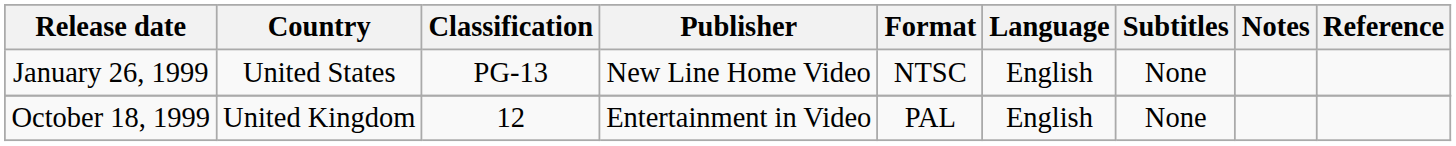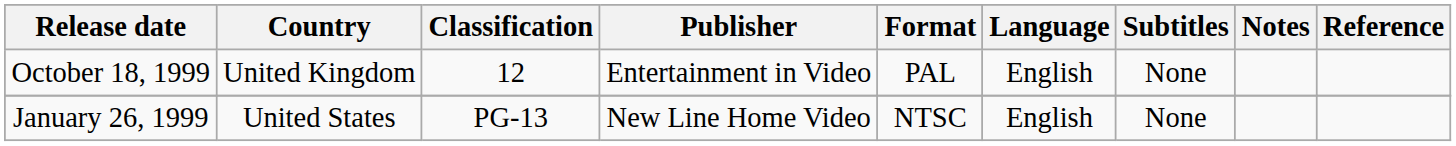rows swapped: (111, 72) <-> (111, 117)
